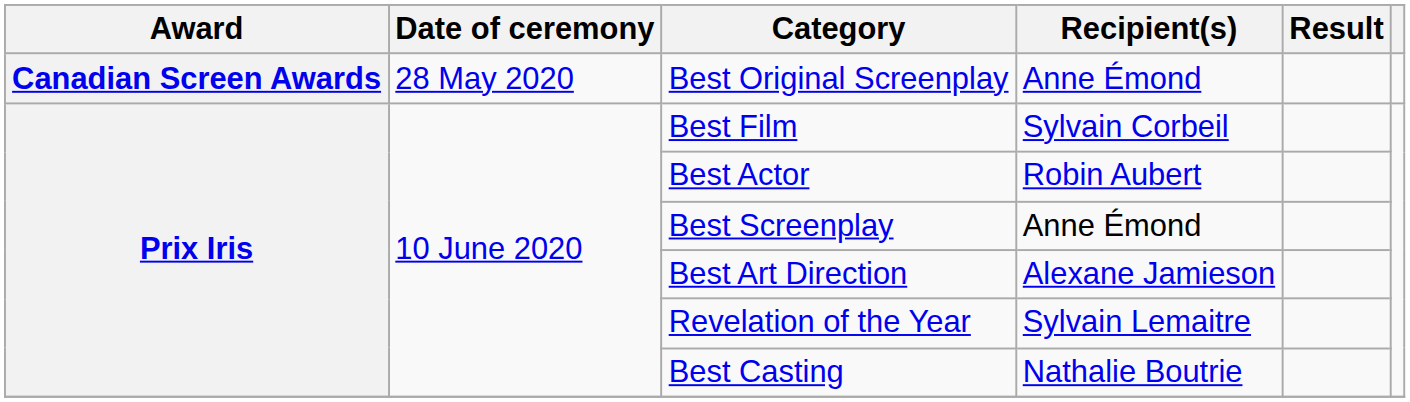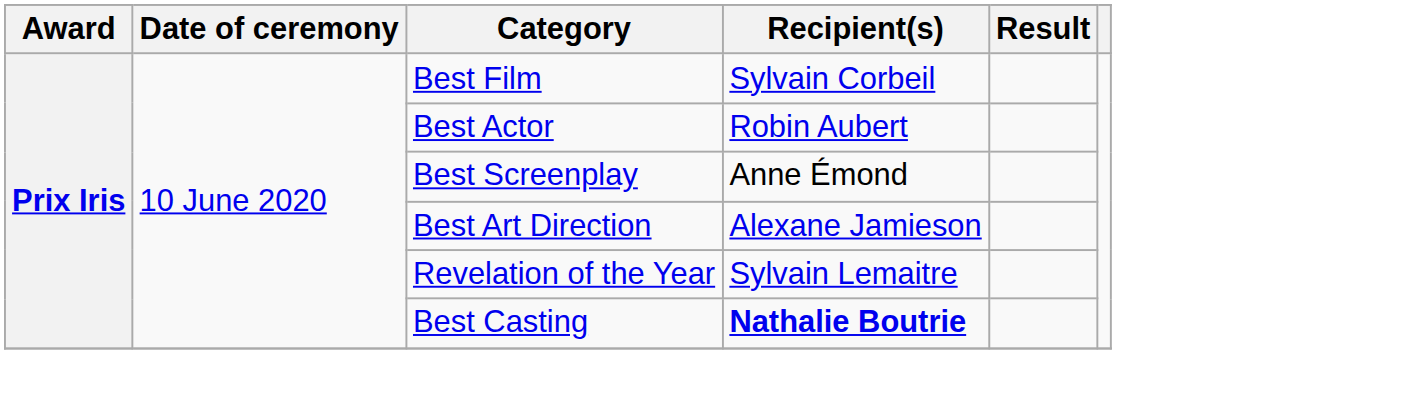- row: (839, 77)
(1133, 371) normal -> (848, 322) bold
